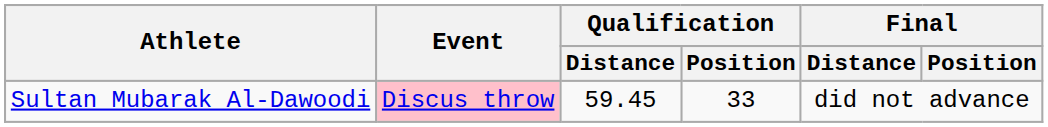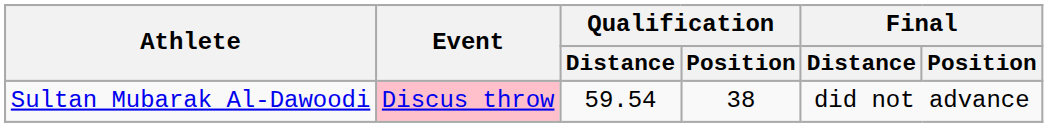(620, 101) 59.45 -> (620, 101) 59.54
(741, 101) 33 -> (741, 101) 38
